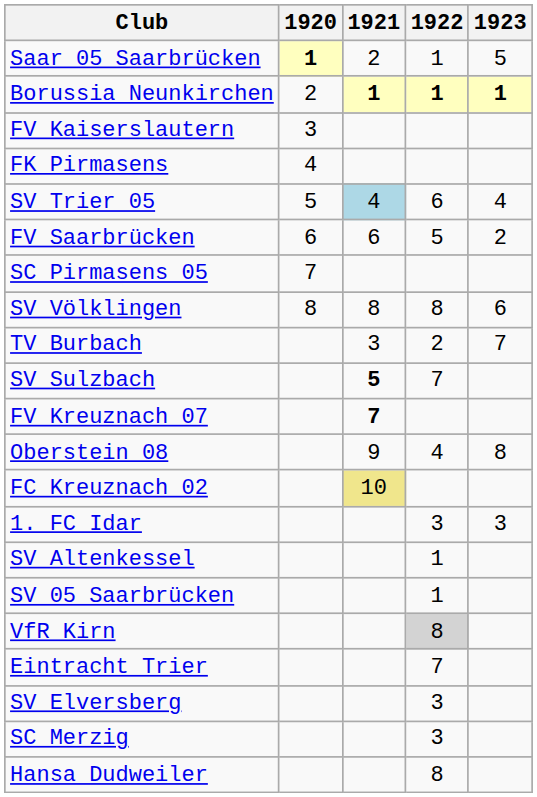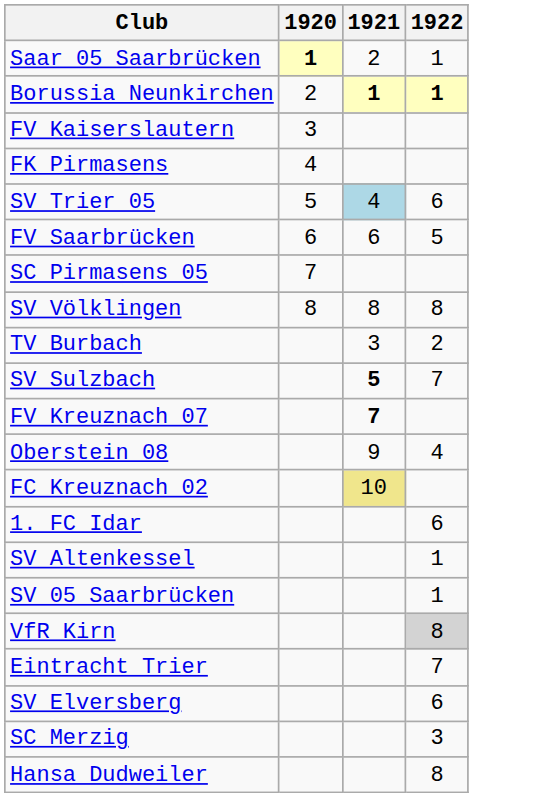- column: (500, 23)
(437, 524) 3 -> (437, 524) 6
(437, 703) 3 -> (437, 703) 6
